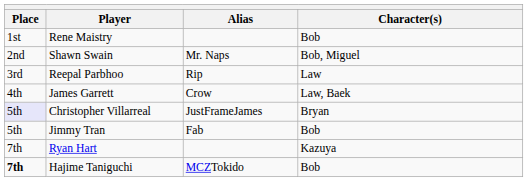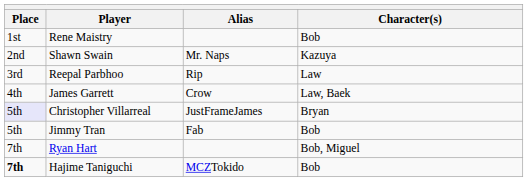(330, 56) Bob, Miguel -> (318, 56) Kazuya
(318, 148) Kazuya -> (330, 148) Bob, Miguel
